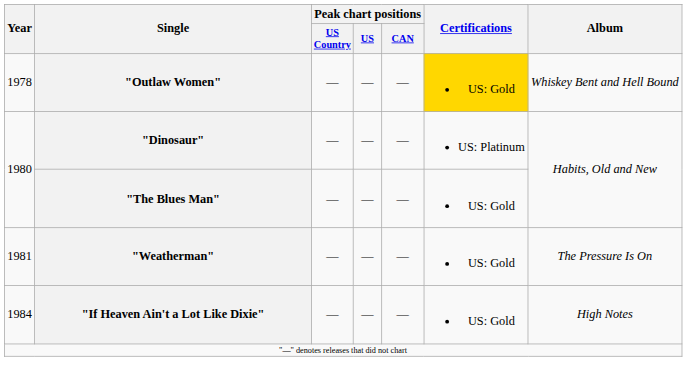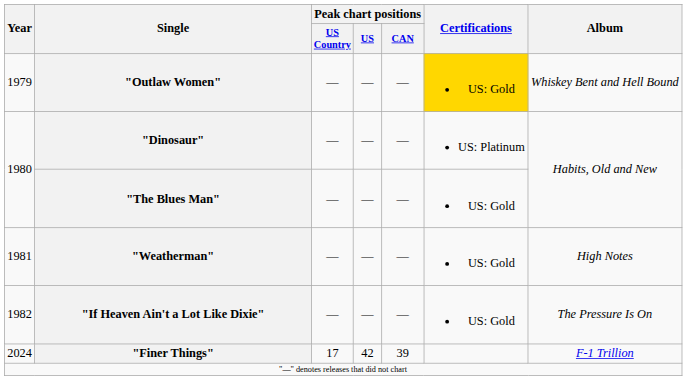(20, 82) 1978 -> (20, 82) 1979
(605, 256) The Pressure Is On -> (605, 256) High Notes
(20, 314) 1984 -> (20, 314) 1982
(605, 314) High Notes -> (605, 314) The Pressure Is On
+ row: (173, 353)
